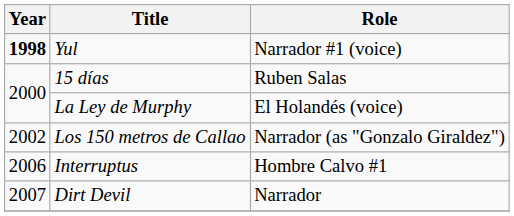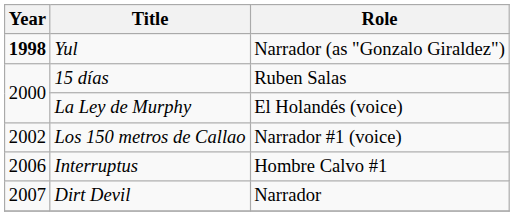(328, 48) Narrador #1 (voice) -> (380, 48) Narrador (as "Gonzalo Giraldez")
(380, 136) Narrador (as "Gonzalo Giraldez") -> (328, 136) Narrador #1 (voice)
